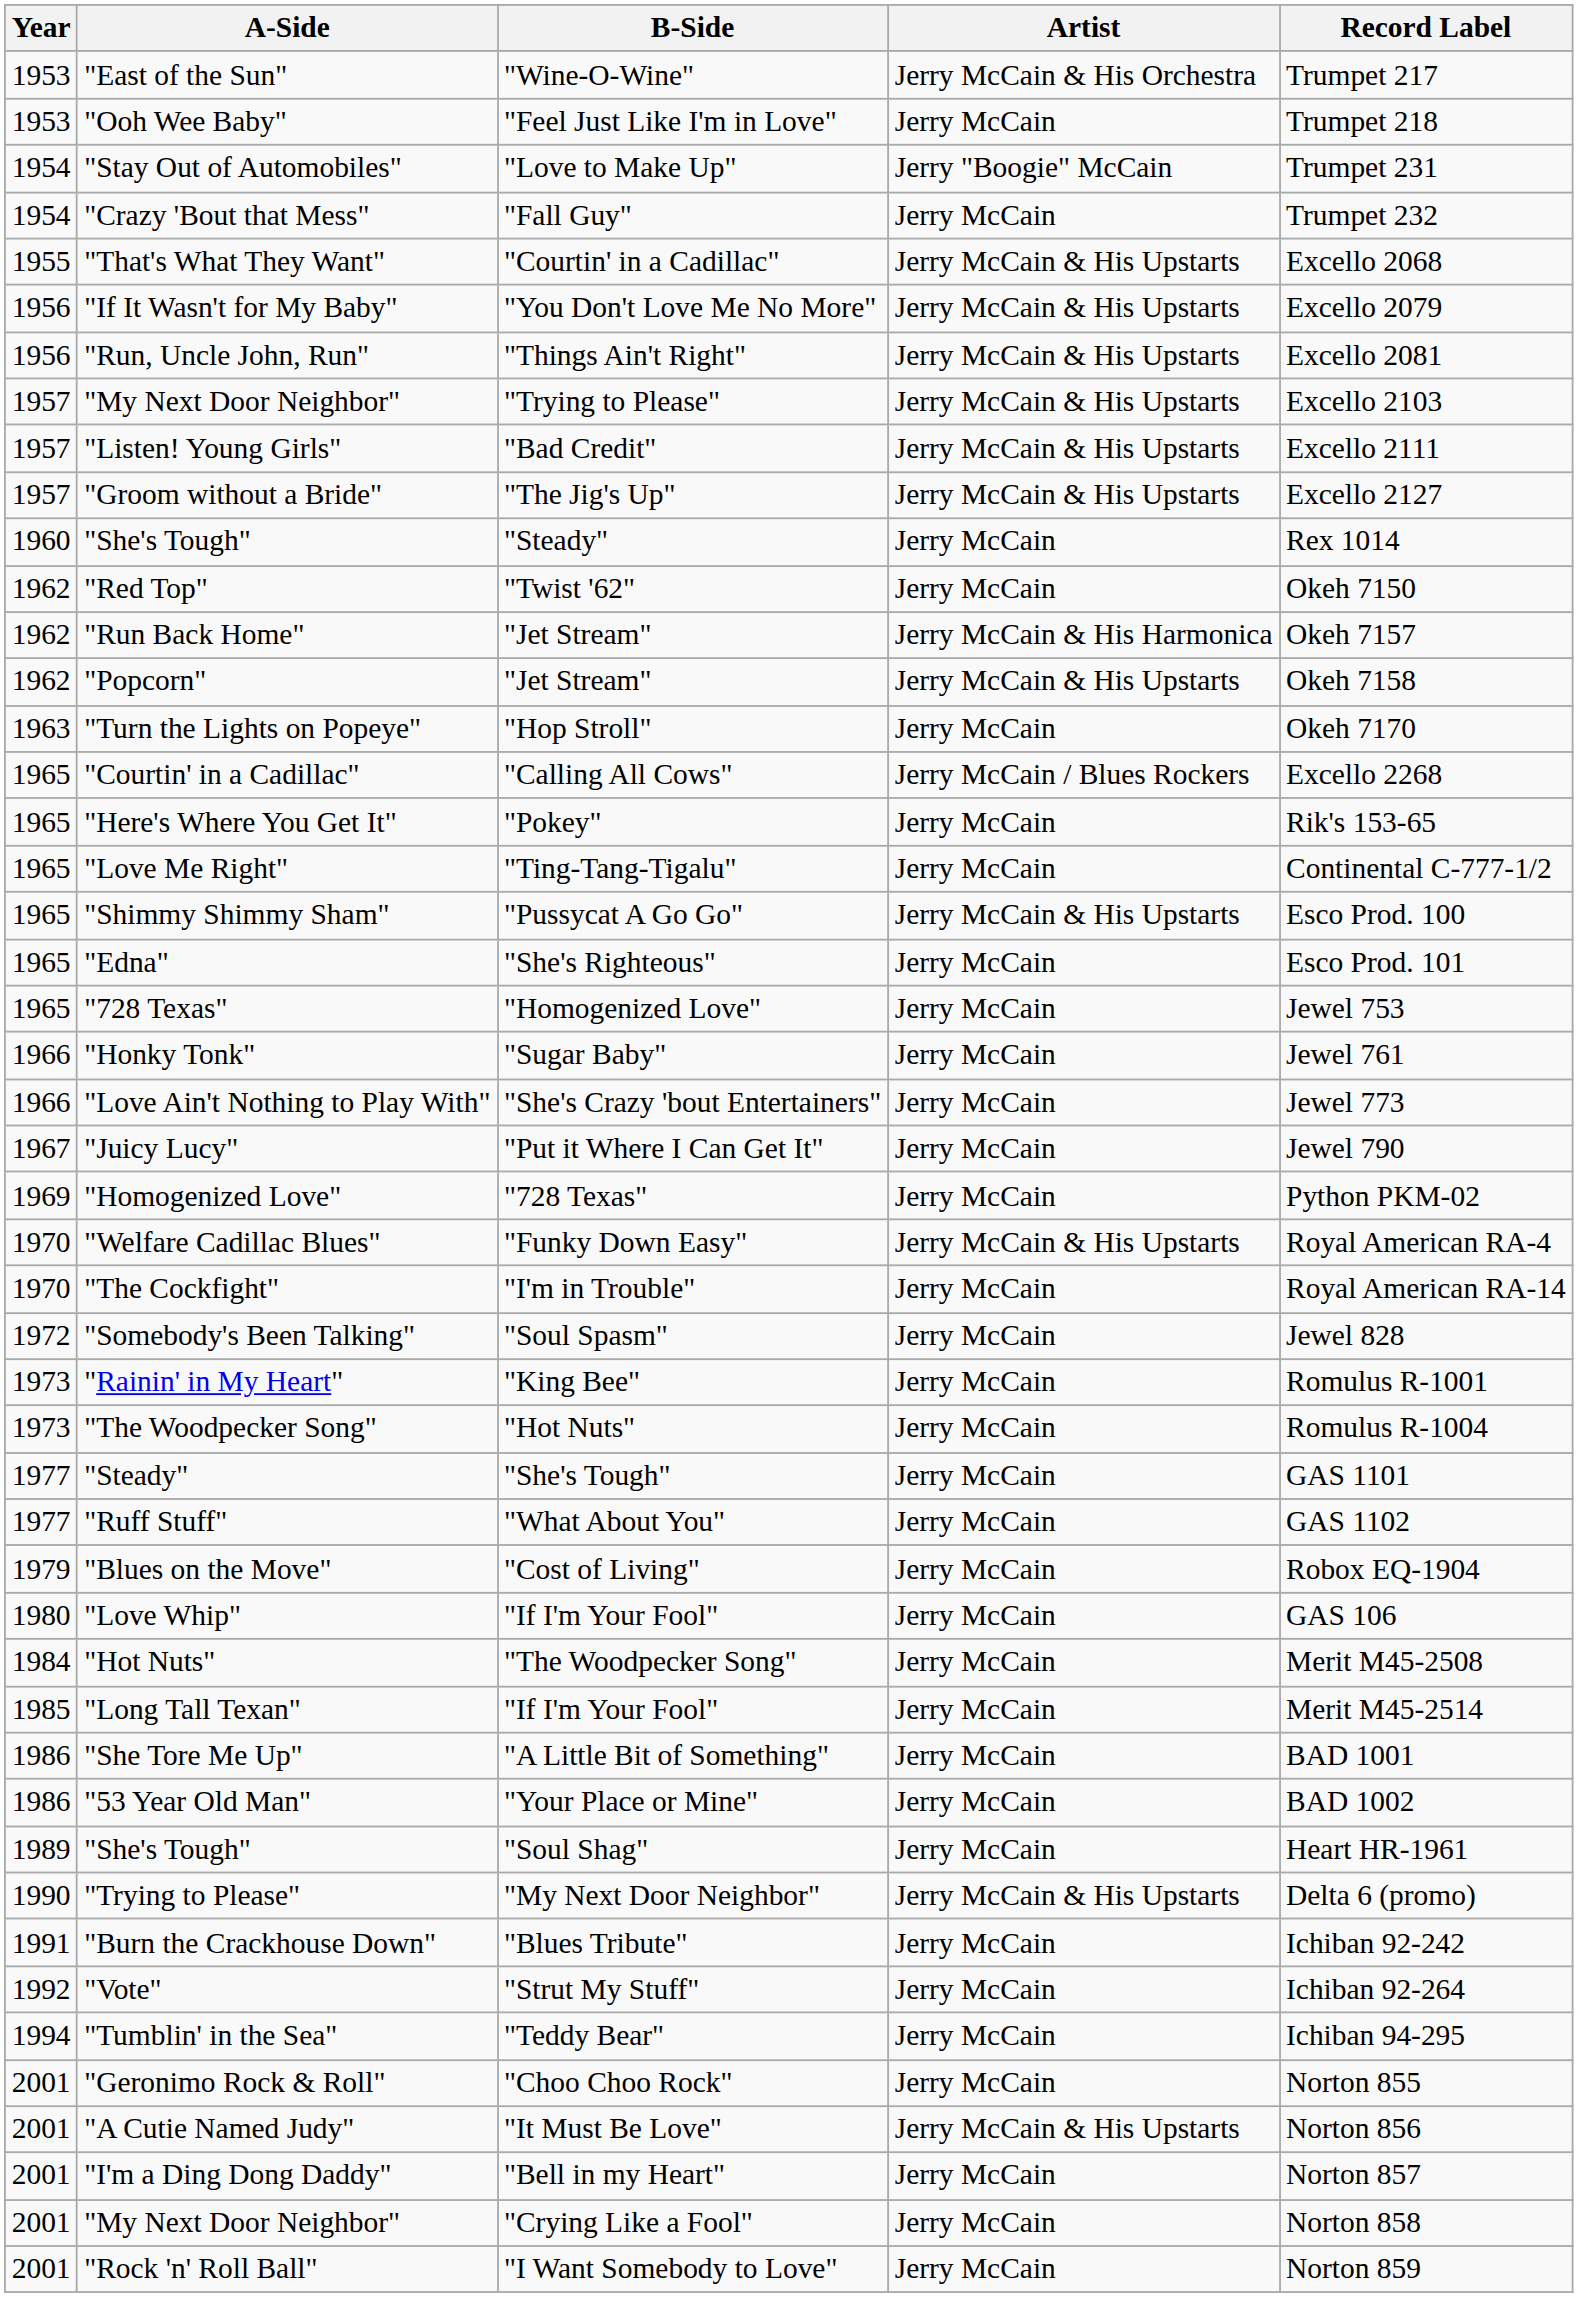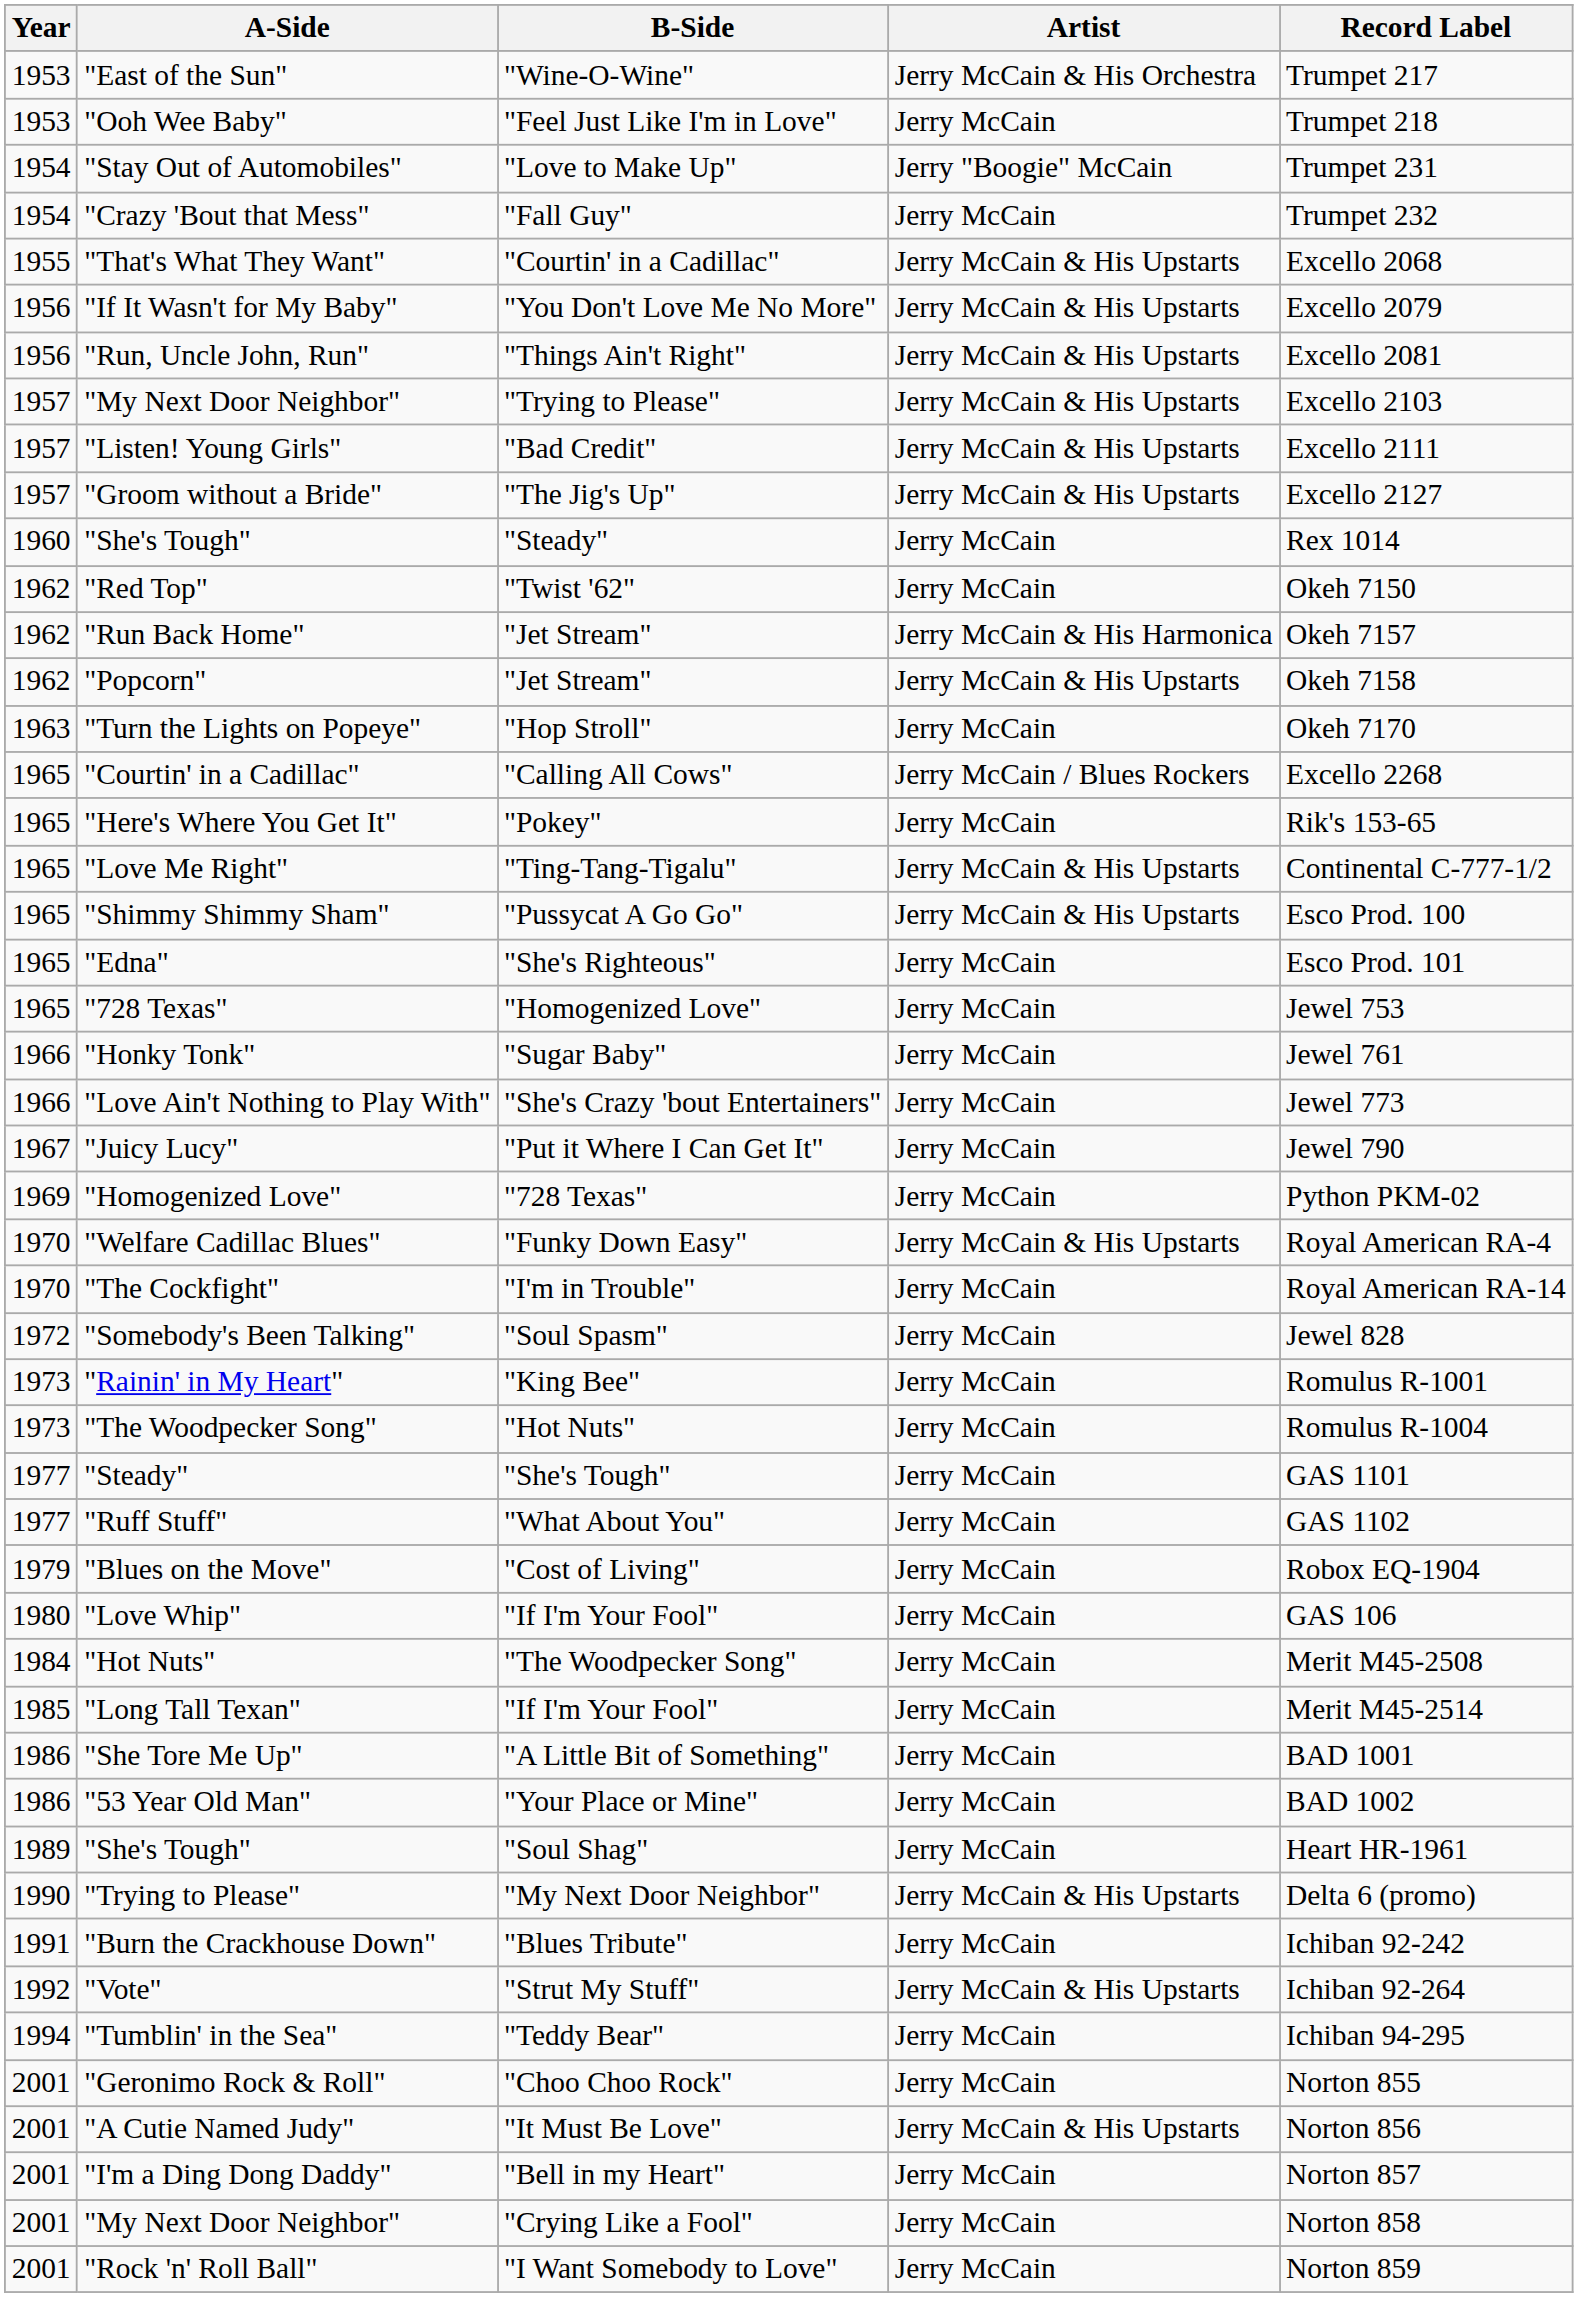(975, 868) Jerry McCain -> (1067, 868) Jerry McCain & His Upstarts
(975, 1988) Jerry McCain -> (1067, 1988) Jerry McCain & His Upstarts
